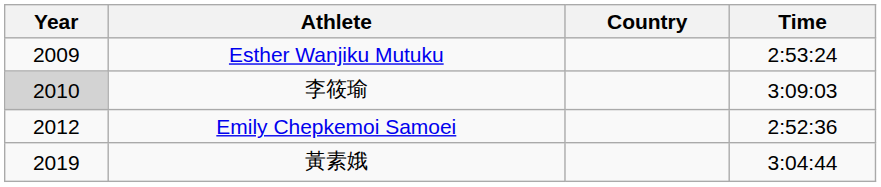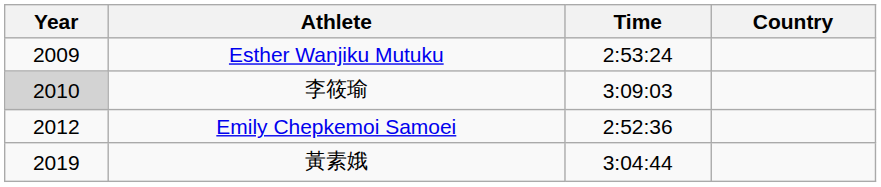columns swapped: (647, 21) <-> (803, 21)
